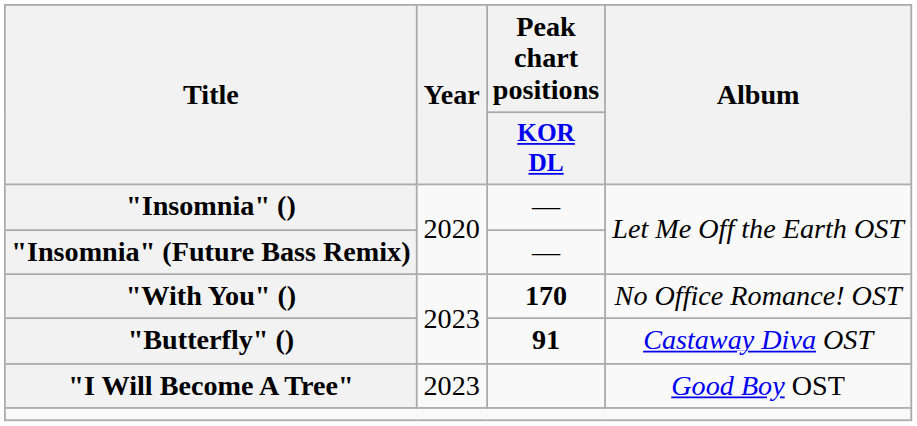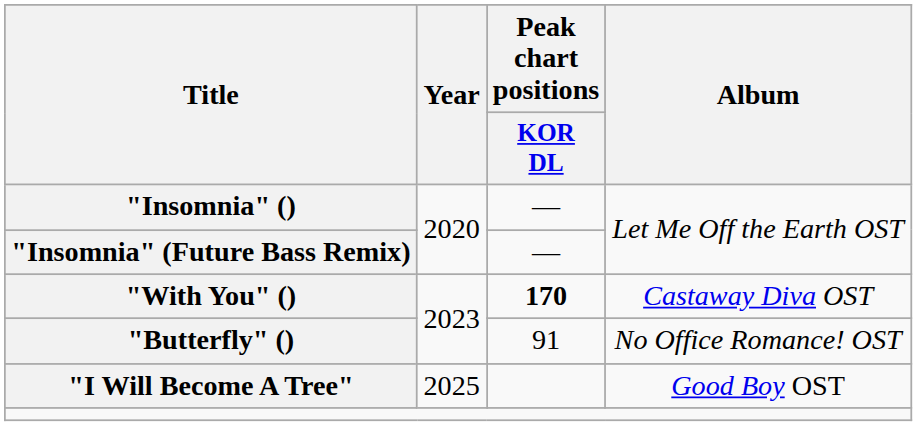(758, 295) No Office Romance! OST -> (758, 295) Castaway Diva OST
(546, 340) bold -> (546, 340) normal
(758, 340) Castaway Diva OST -> (758, 340) No Office Romance! OST
(452, 385) 2023 -> (452, 385) 2025
